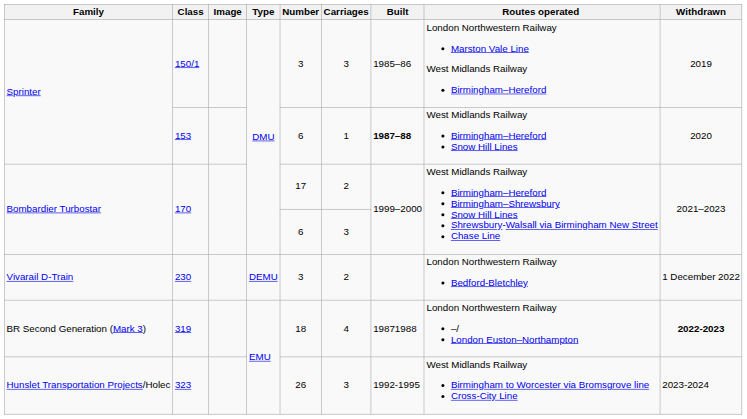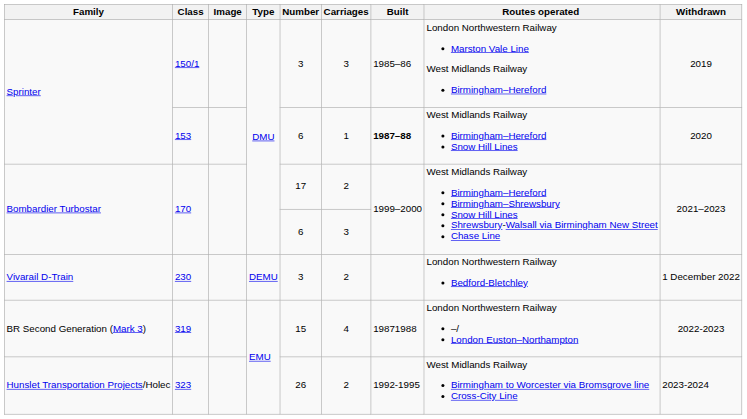(301, 328) 18 -> (301, 328) 15
(701, 328) bold -> (701, 328) normal
(346, 385) 3 -> (346, 385) 2
